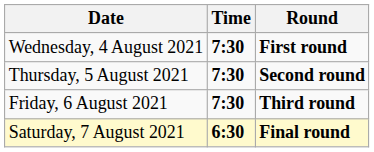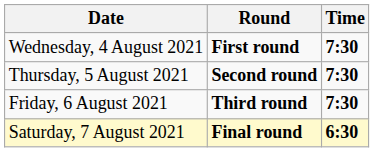columns swapped: (231, 18) <-> (312, 18)
